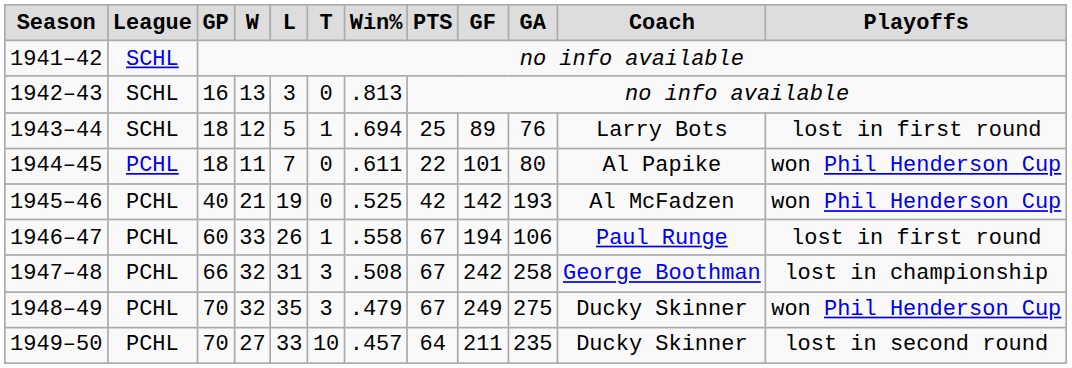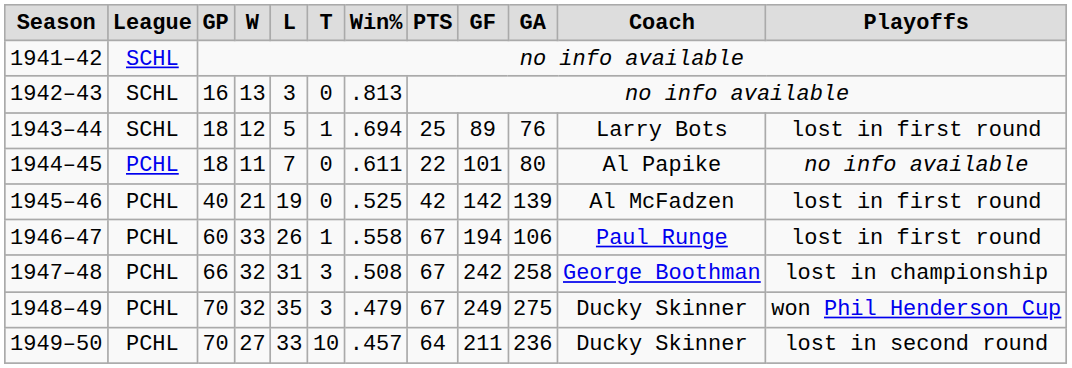(916, 166) won Phil Henderson Cup -> (916, 166) no info available
(533, 202) 193 -> (533, 202) 139
(916, 202) won Phil Henderson Cup -> (916, 202) lost in first round
(533, 345) 235 -> (533, 345) 236
